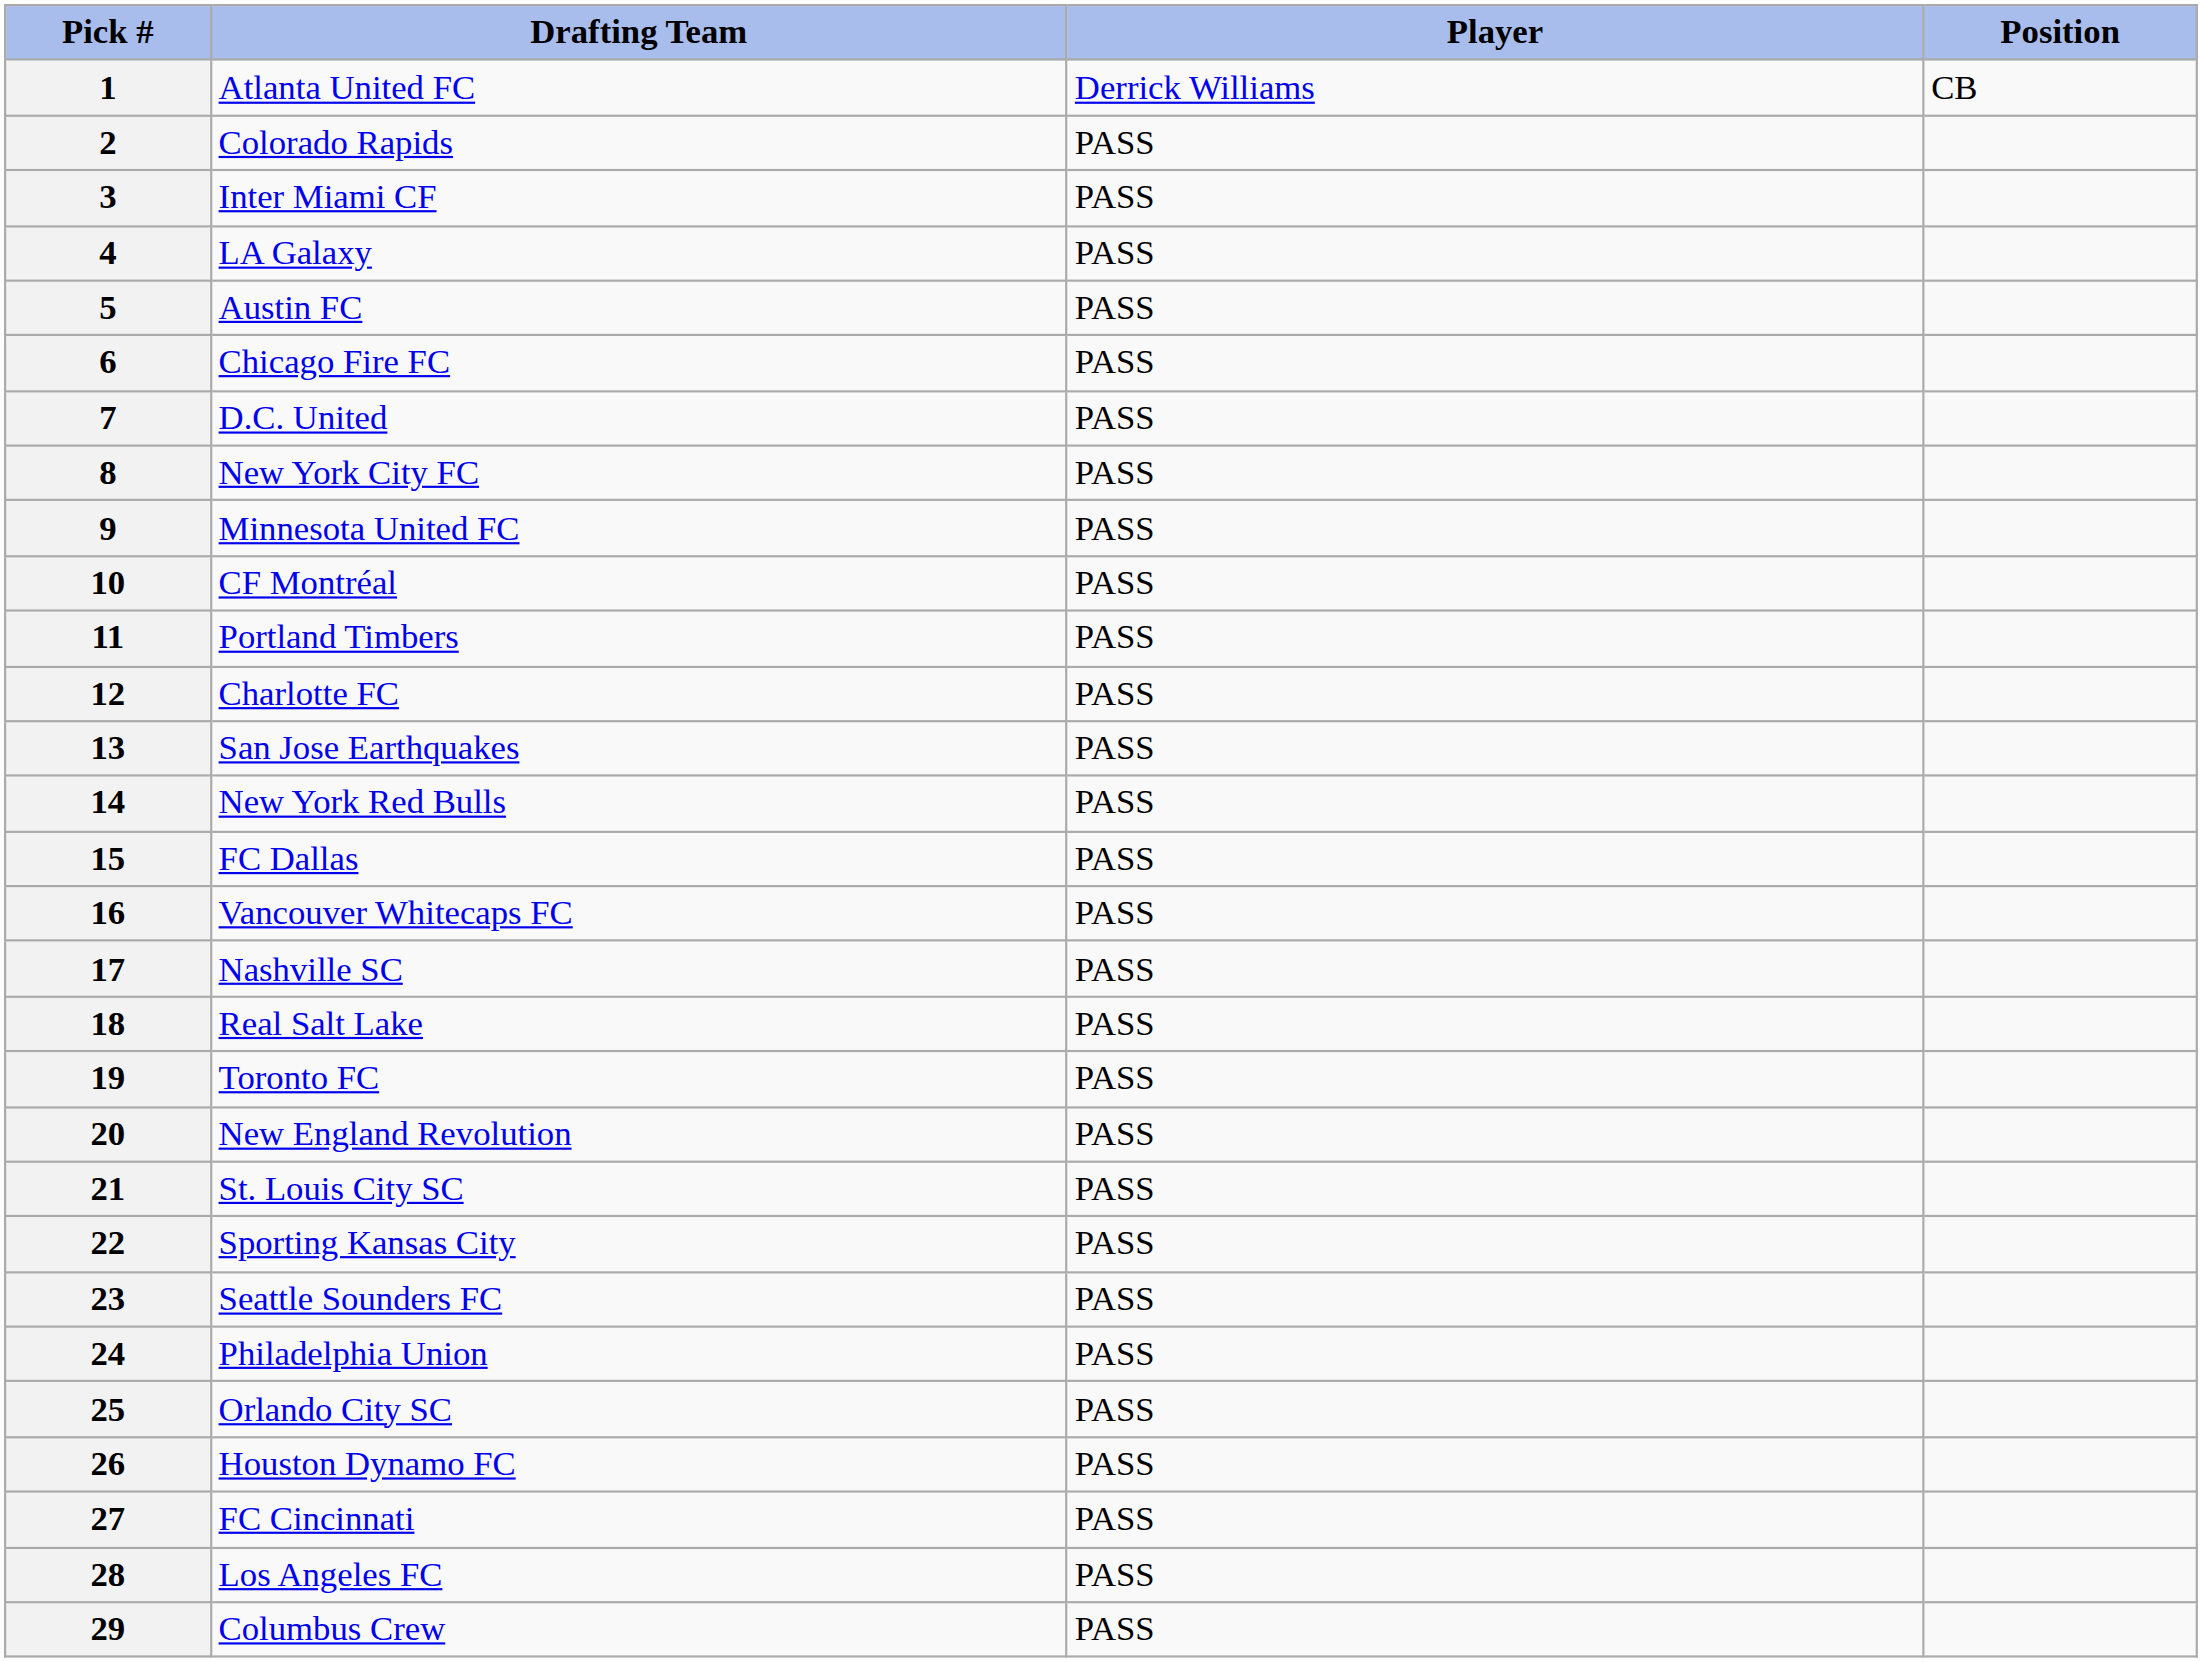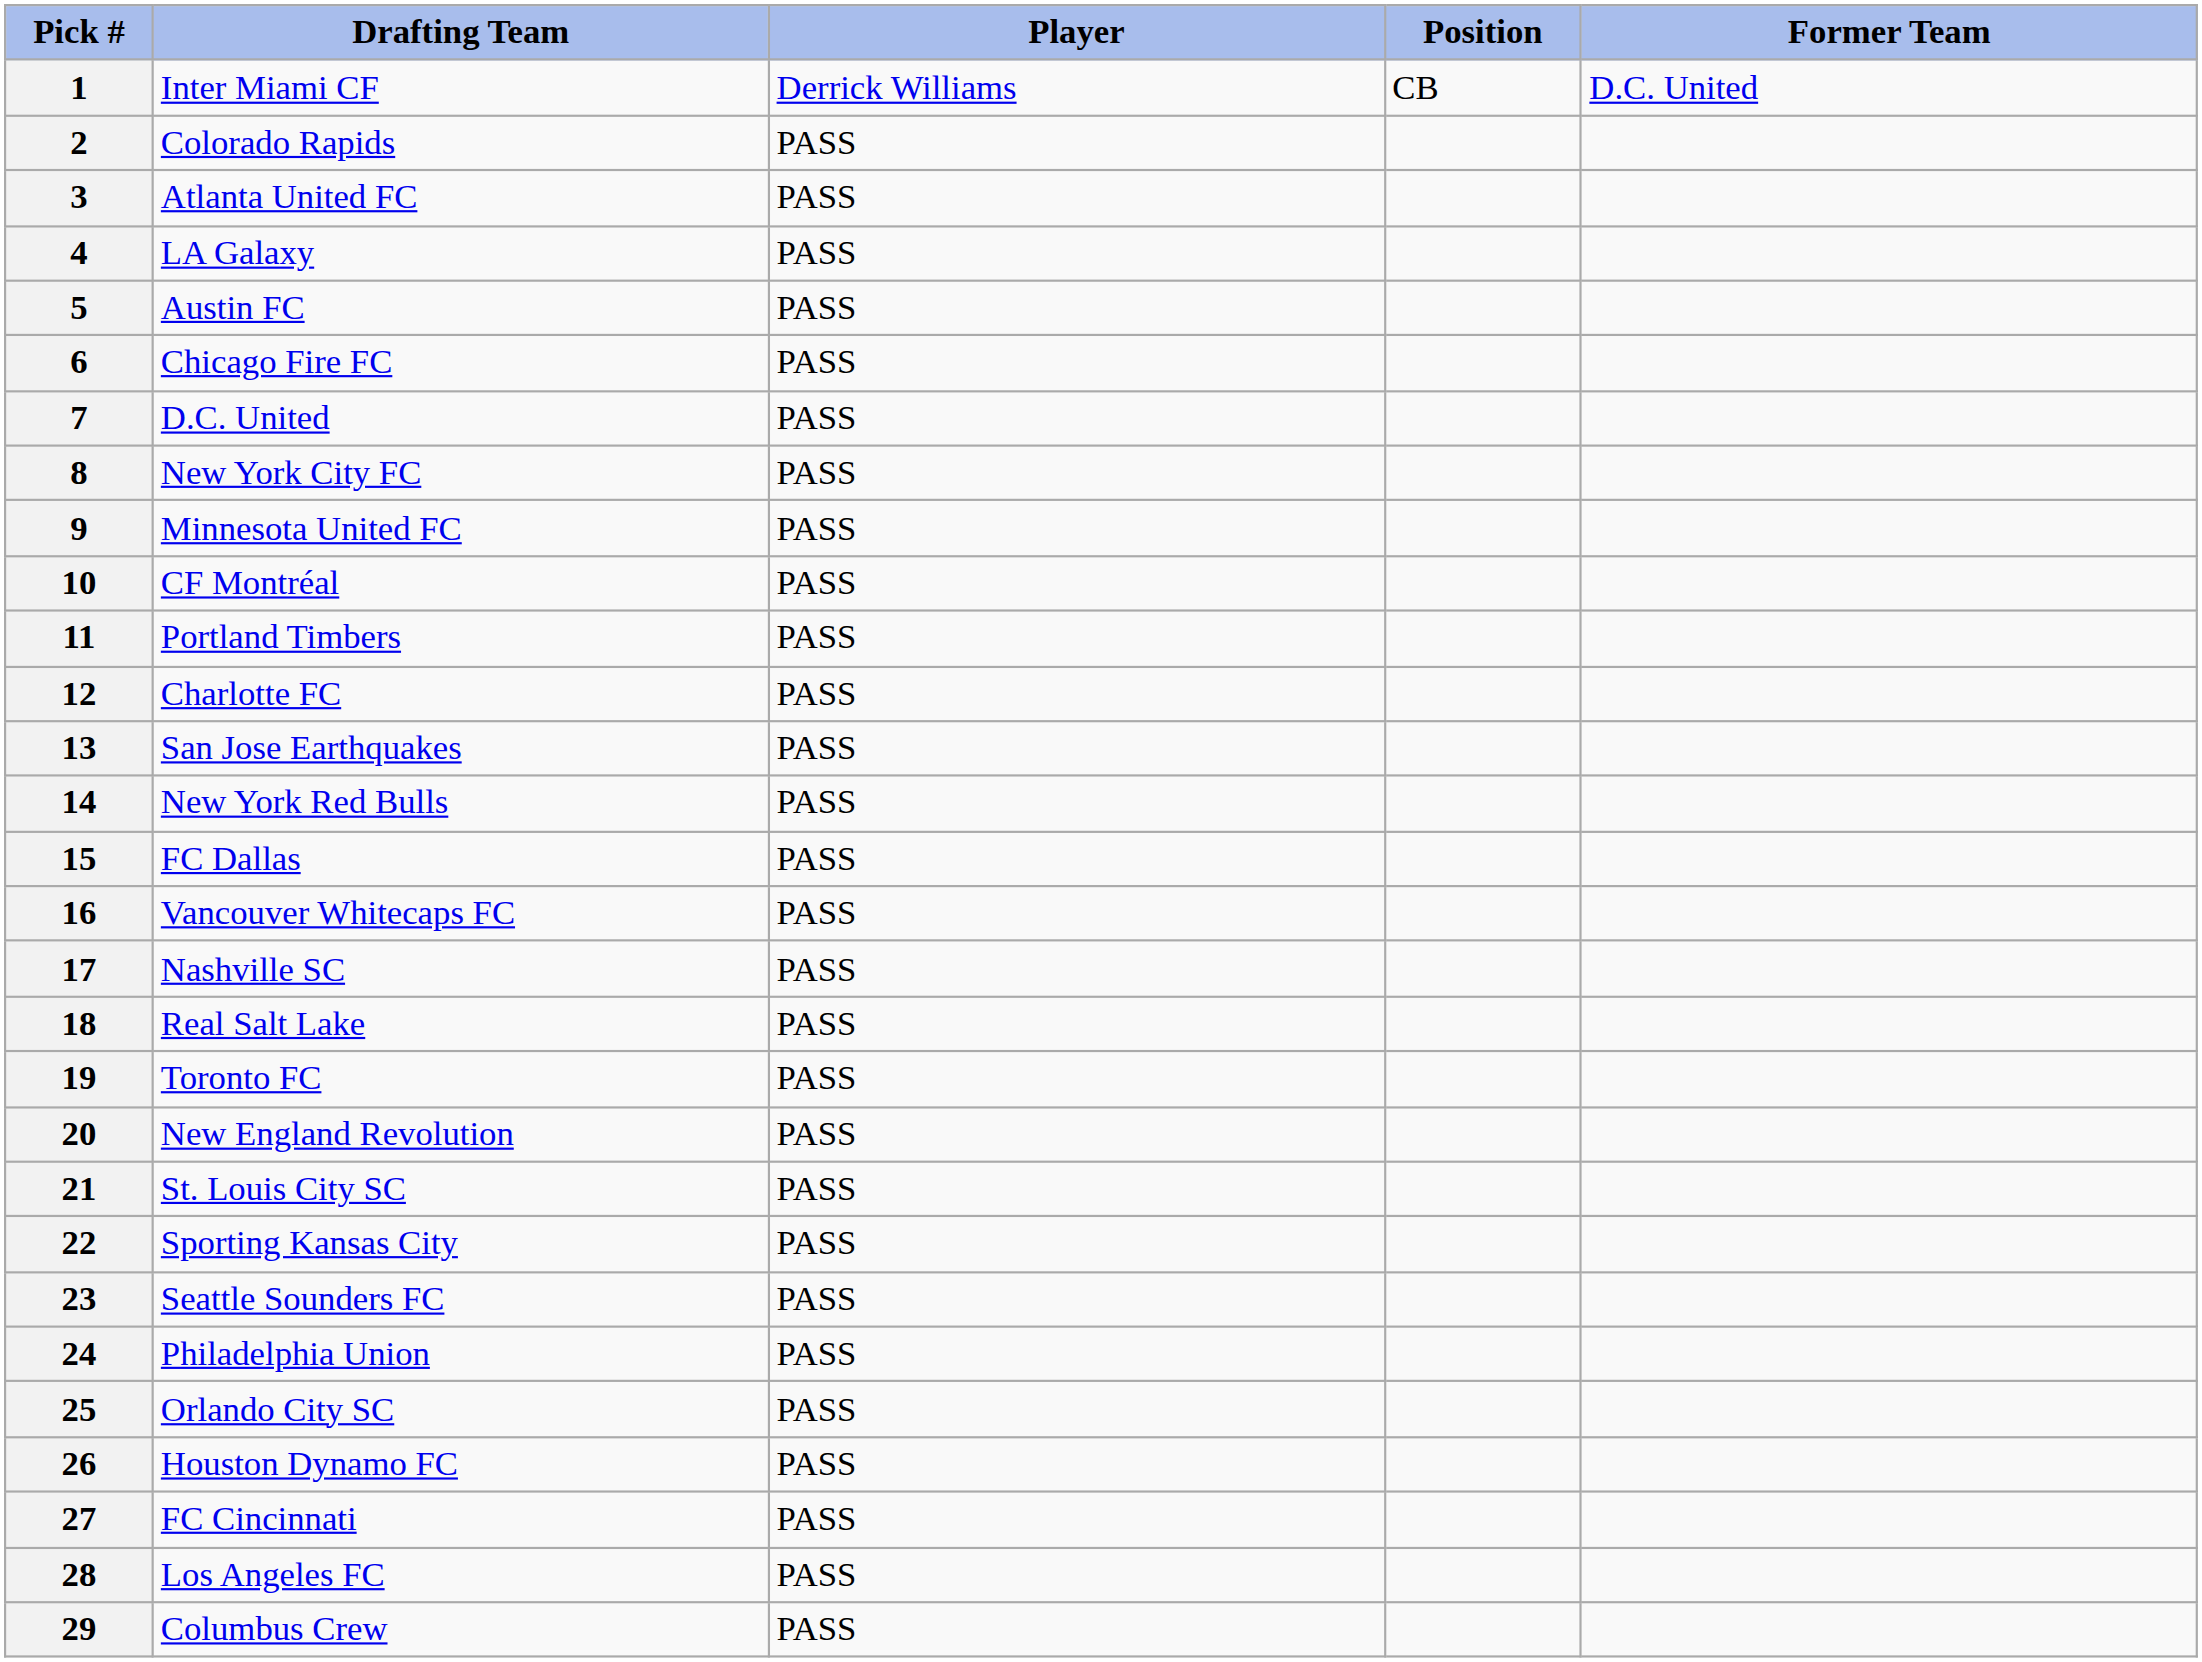+ column: (1889, 32)
(347, 87) Atlanta United FC -> (270, 87) Inter Miami CF
(328, 197) Inter Miami CF -> (289, 197) Atlanta United FC
